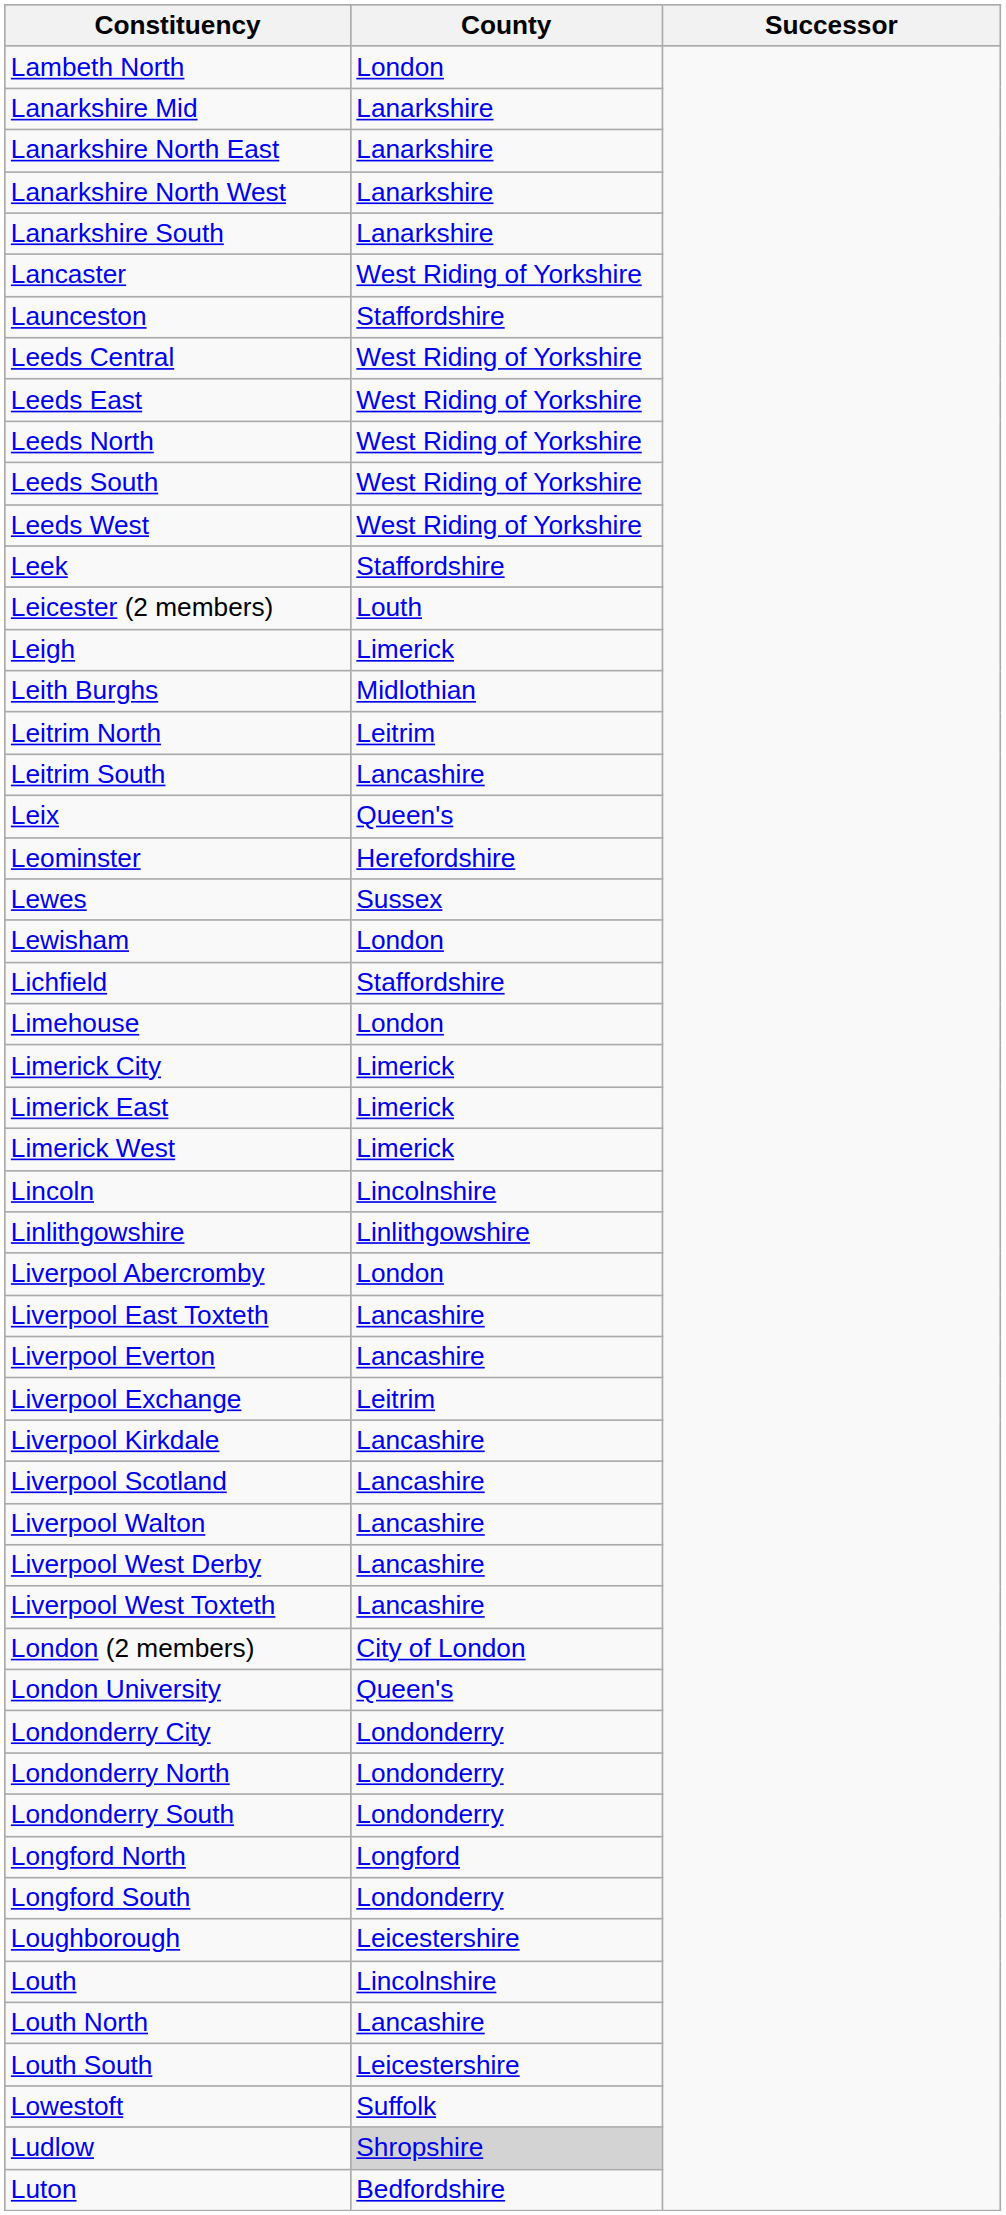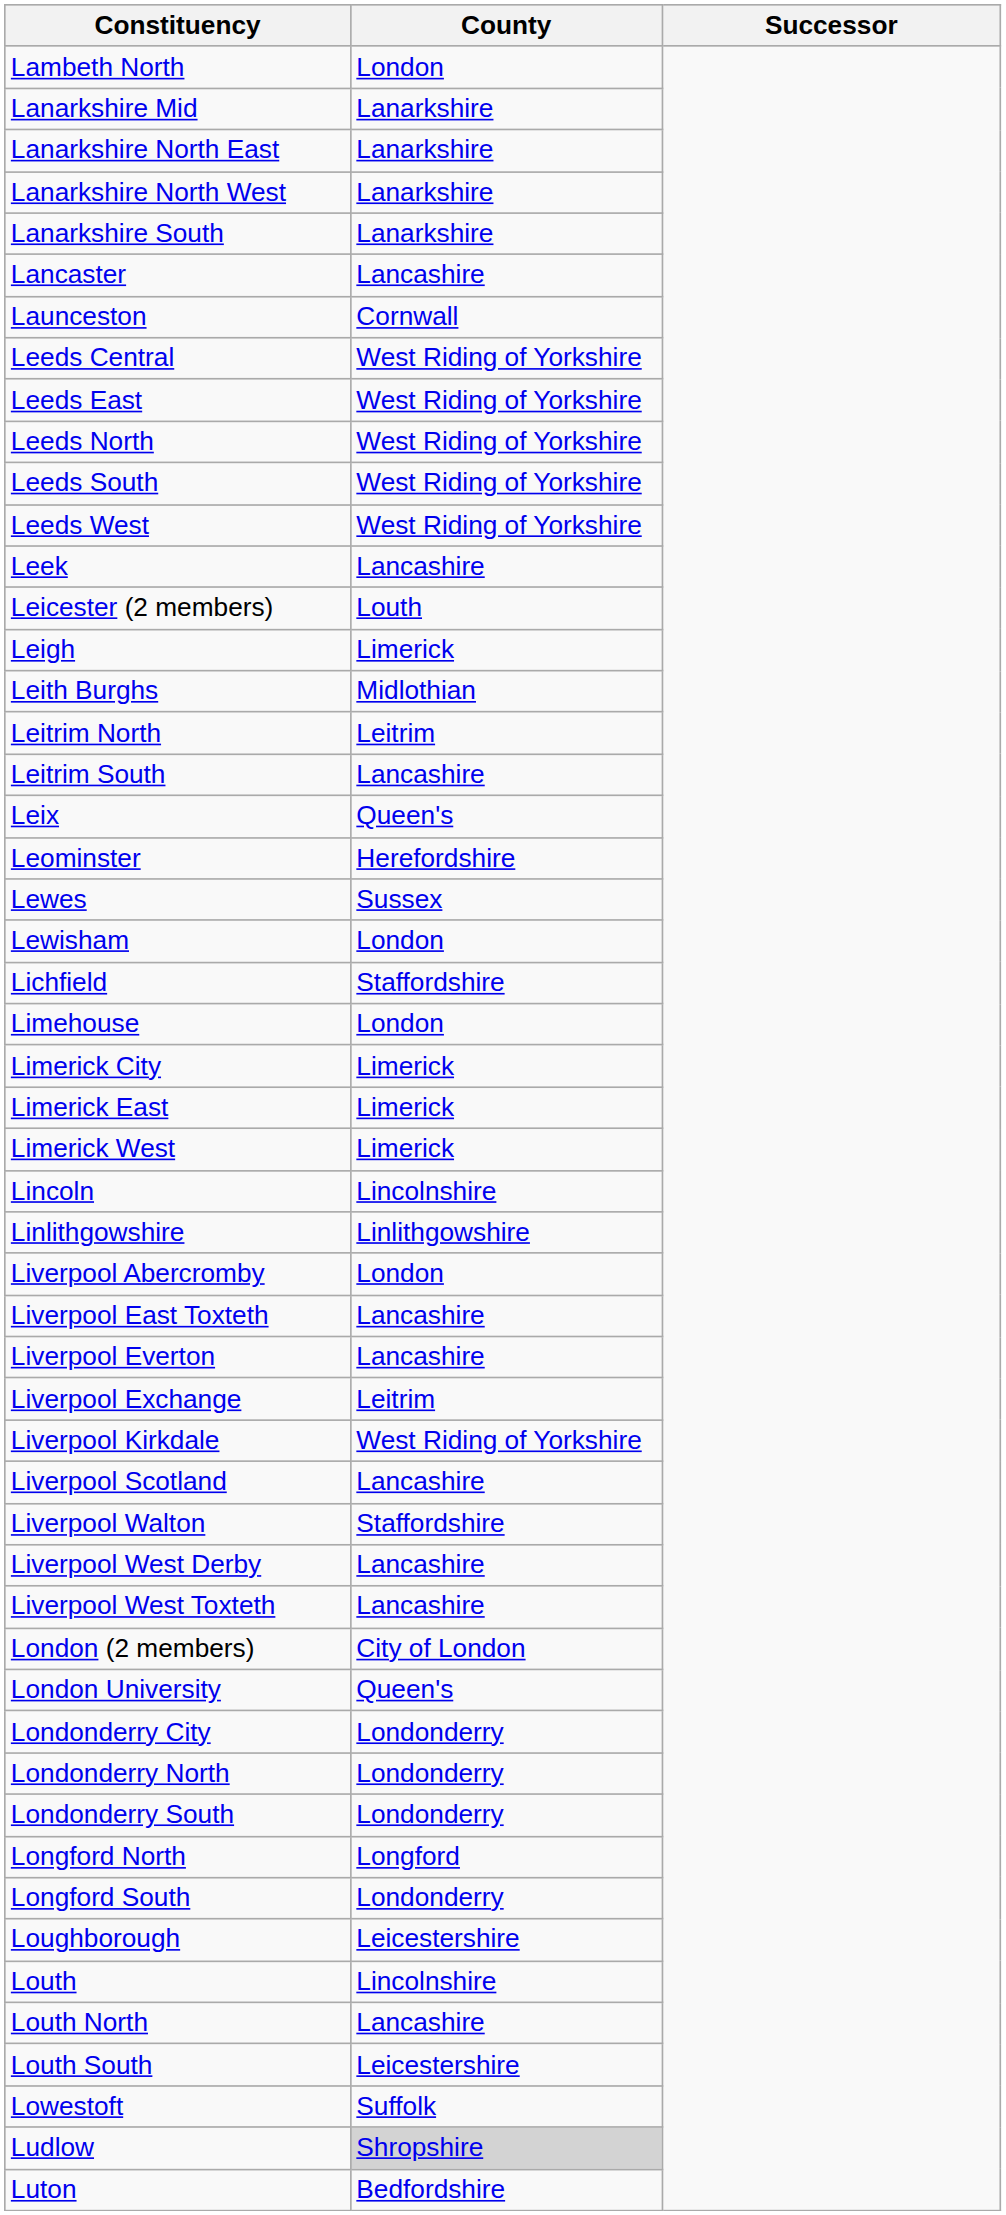(499, 274) West Riding of Yorkshire -> (421, 274) Lancashire
(430, 316) Staffordshire -> (407, 316) Cornwall
(430, 566) Staffordshire -> (421, 566) Lancashire
(421, 1440) Lancashire -> (499, 1440) West Riding of Yorkshire
(421, 1523) Lancashire -> (430, 1523) Staffordshire
